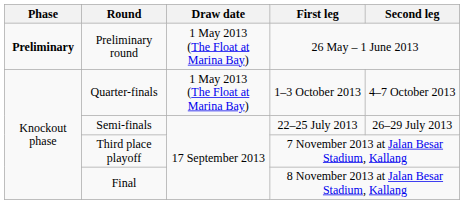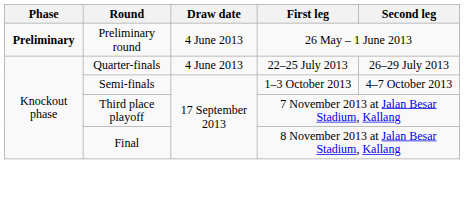(218, 46) 1 May 2013 (The Float at Marina Bay) -> (214, 39) 4 June 2013
(218, 92) 1 May 2013 (The Float at Marina Bay) -> (214, 65) 4 June 2013
(318, 92) 1–3 October 2013 -> (308, 65) 22–25 July 2013
(412, 92) 4–7 October 2013 -> (409, 65) 26–29 July 2013
(318, 125) 22–25 July 2013 -> (308, 84) 1–3 October 2013
(412, 125) 26–29 July 2013 -> (409, 84) 4–7 October 2013
